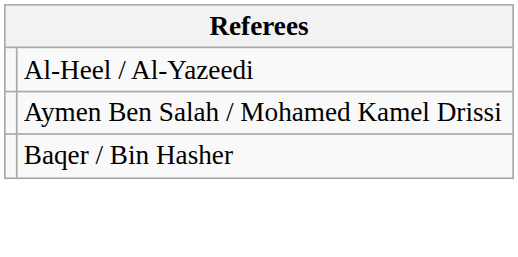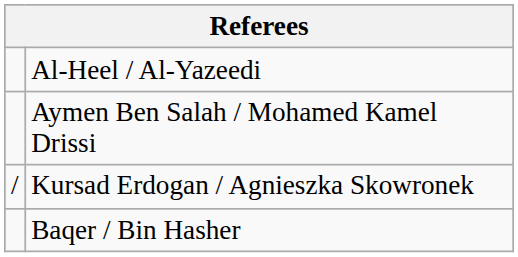+ row: (253, 186)
